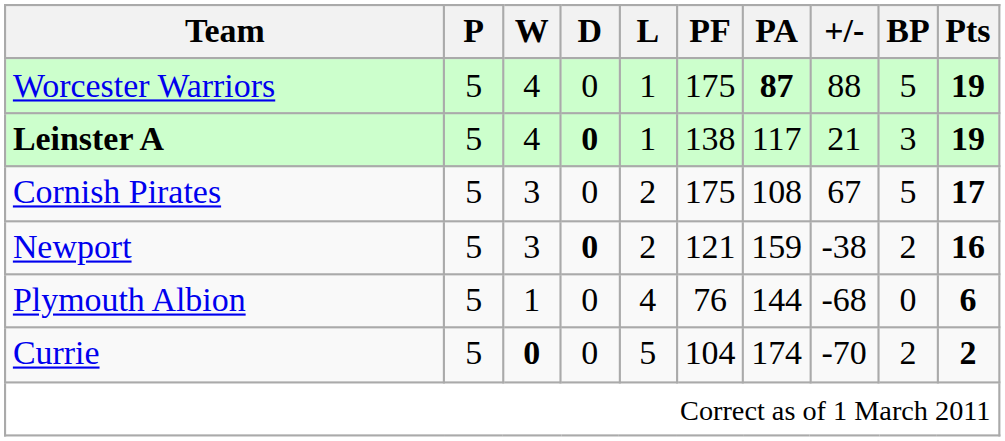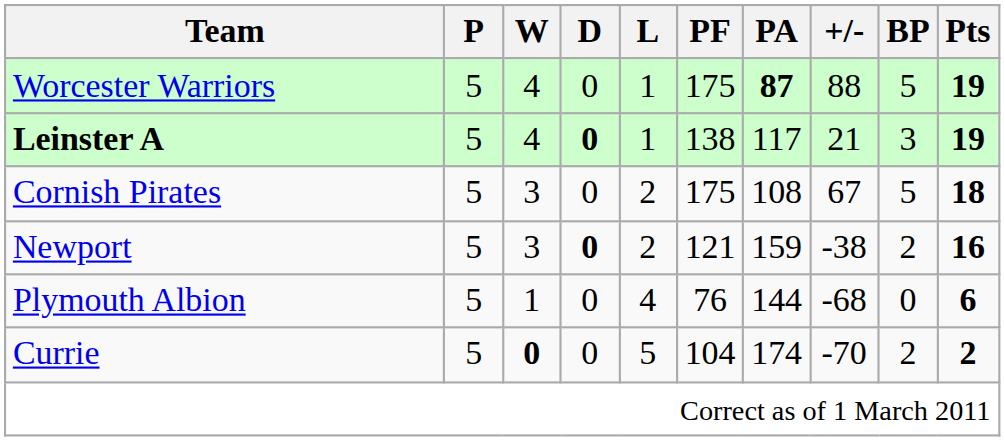(968, 192) 17 -> (968, 192) 18
